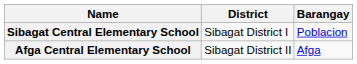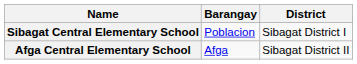columns swapped: (248, 14) <-> (323, 14)
